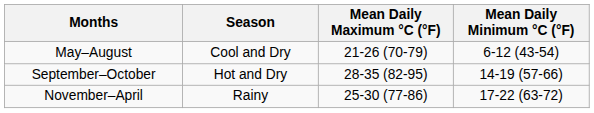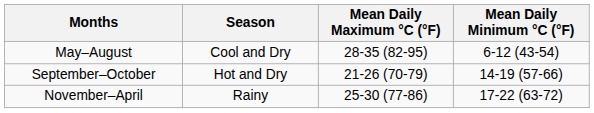(386, 52) 21-26 (70-79) -> (386, 52) 28-35 (82-95)
(386, 74) 28-35 (82-95) -> (386, 74) 21-26 (70-79)
